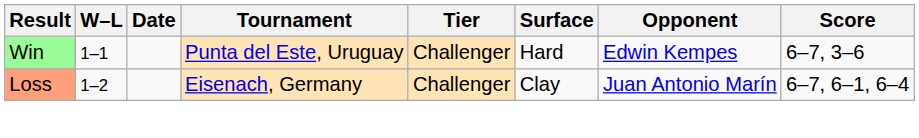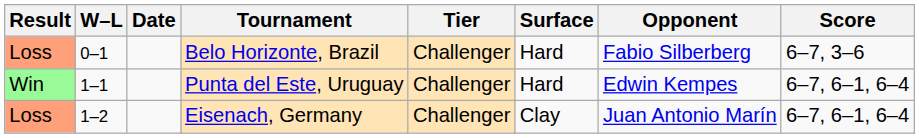+ row: (282, 52)
(825, 52) 6–7, 3–6 -> (848, 84) 6–7, 6–1, 6–4
